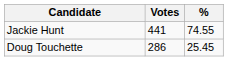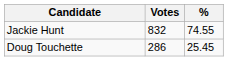(157, 30) 441 -> (157, 30) 832
